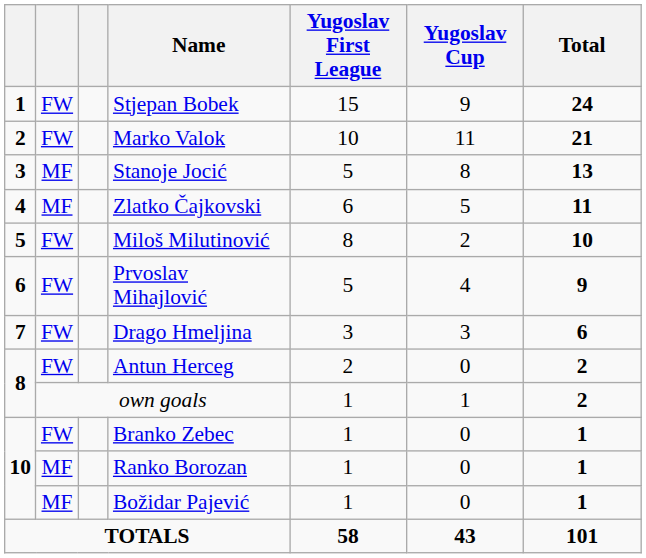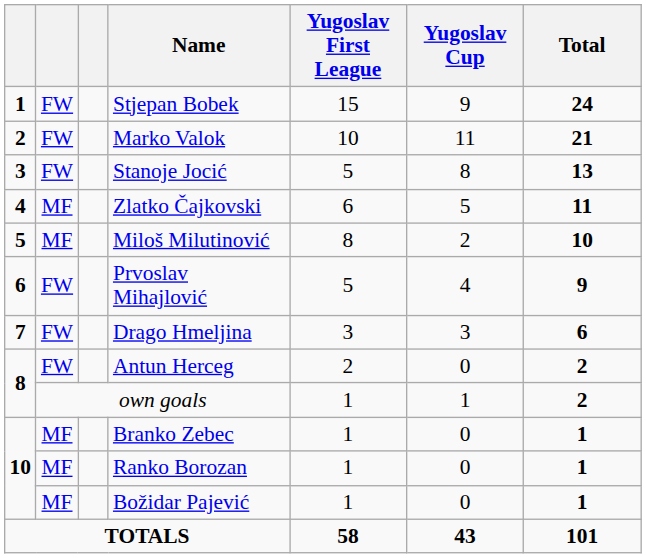(57, 171) MF -> (57, 171) FW
(57, 239) FW -> (57, 239) MF
(57, 433) FW -> (57, 433) MF
